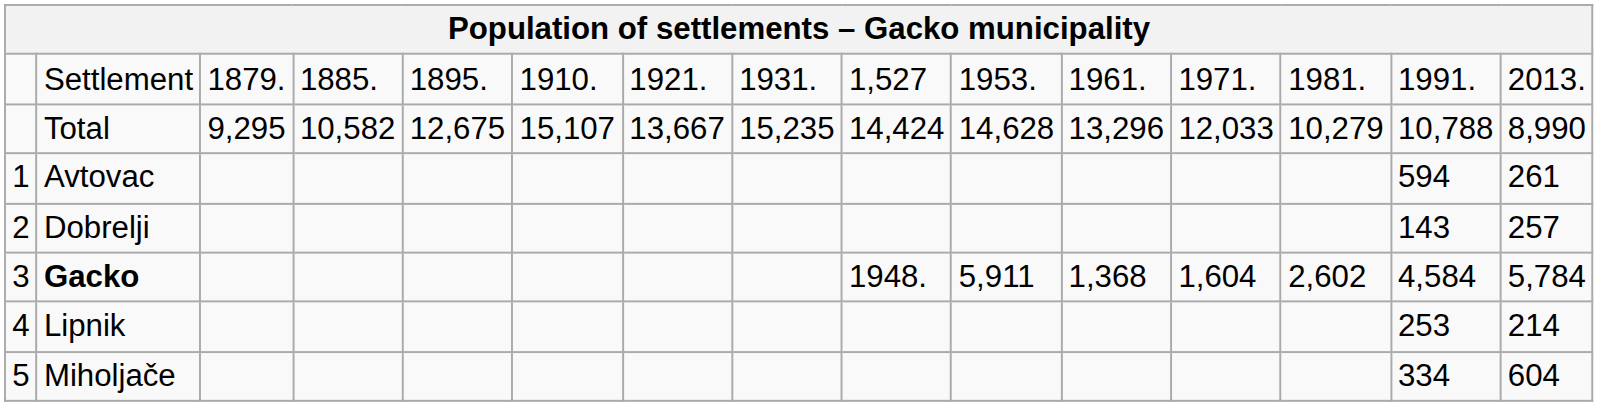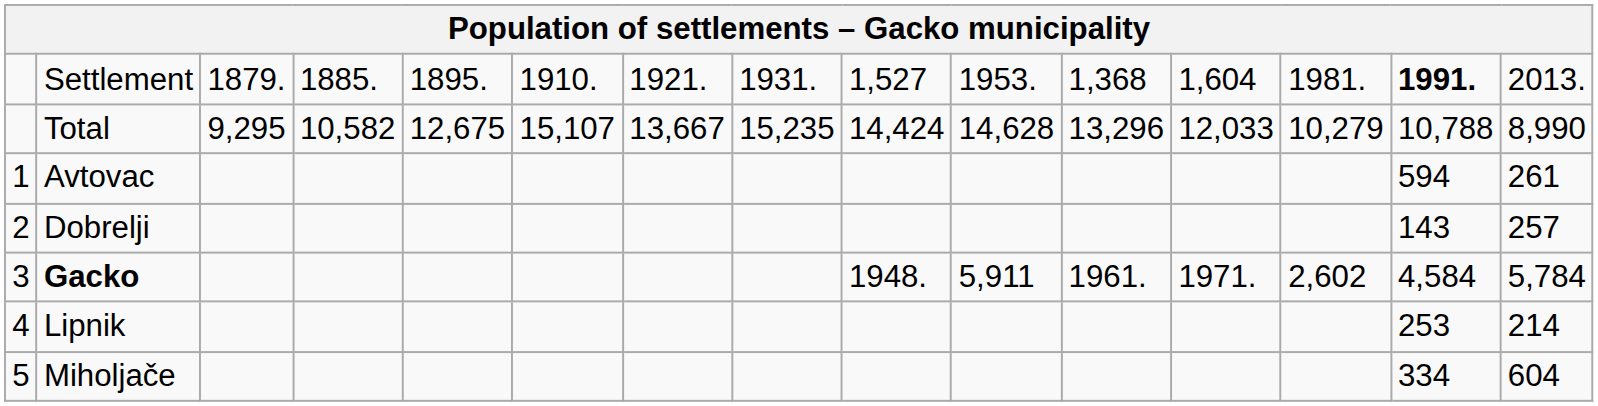(1108, 78) 1961. -> (1108, 78) 1,368
(1217, 78) 1971. -> (1217, 78) 1,604
(1437, 78) normal -> (1437, 78) bold
(1108, 276) 1,368 -> (1108, 276) 1961.
(1217, 276) 1,604 -> (1217, 276) 1971.
